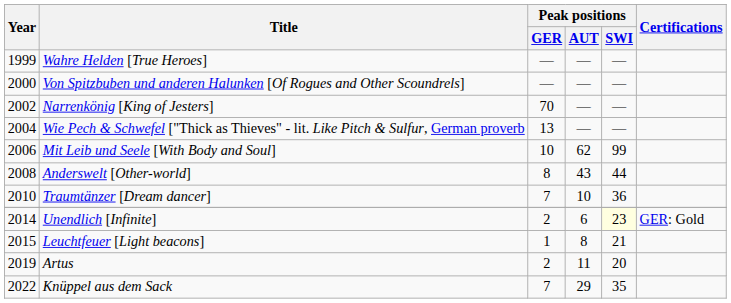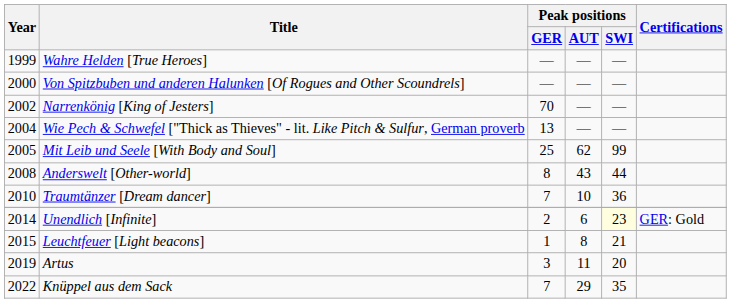(22, 151) 2006 -> (22, 151) 2005
(547, 151) 10 -> (547, 151) 25
(547, 264) 2 -> (547, 264) 3
